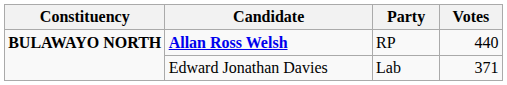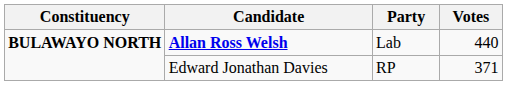(386, 42) RP -> (388, 42) Lab
(388, 67) Lab -> (386, 67) RP
